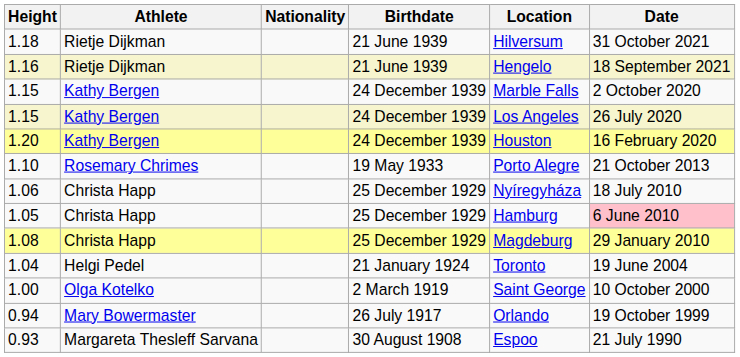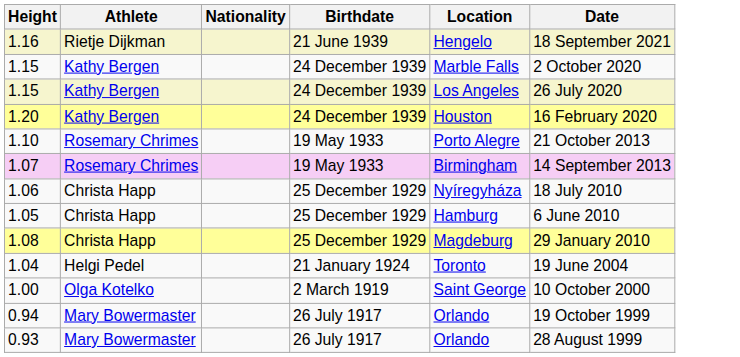- row: (23, 41)
+ row: (23, 166)
(636, 215) pink background -> (576, 215) no background
+ row: (23, 340)
- row: (23, 340)
